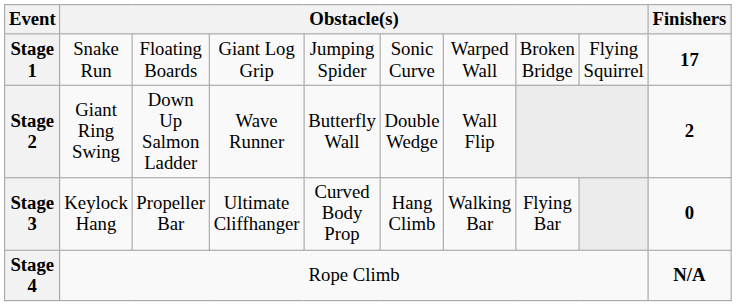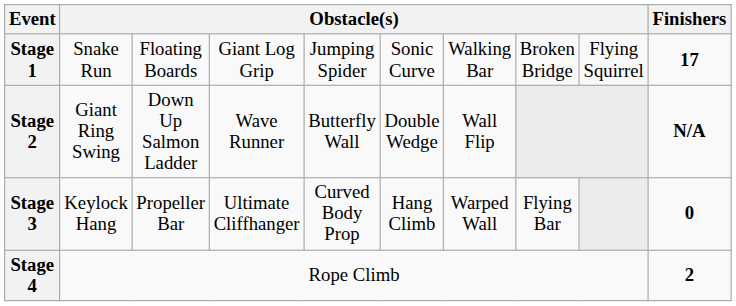(480, 59) Warped Wall -> (480, 59) Walking Bar
(689, 131) 2 -> (689, 131) N/A
(480, 213) Walking Bar -> (480, 213) Warped Wall
(689, 274) N/A -> (689, 274) 2
